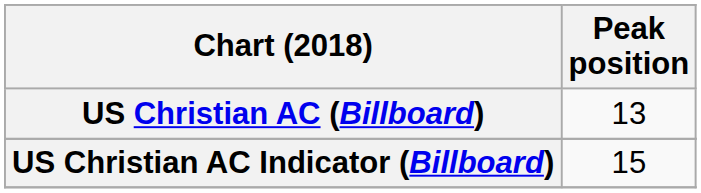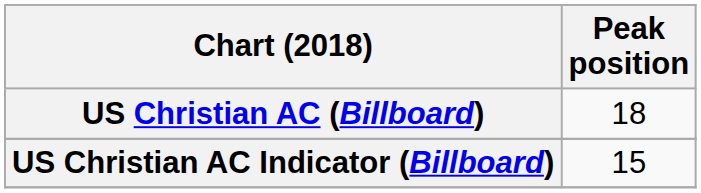(629, 113) 13 -> (629, 113) 18
